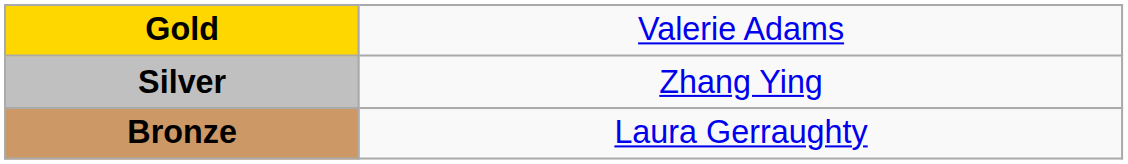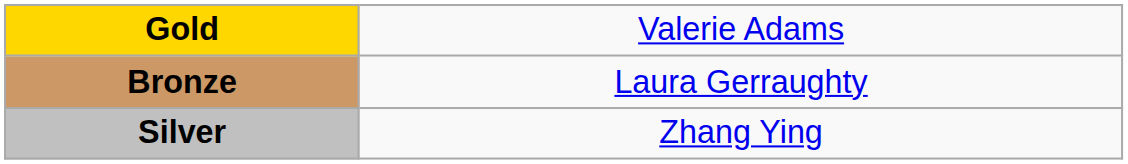rows swapped: (182, 81) <-> (182, 132)
